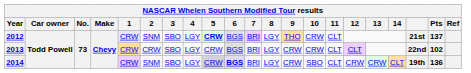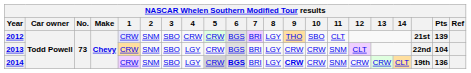(192, 36) LGY -> (193, 36) CRW
(213, 36) bold -> (215, 36) normal
(315, 36) CRW -> (316, 36) SBO
(436, 36) 137 -> (441, 36) 139
(151, 49) CRW -> (151, 49) SNM
(335, 49) CLT -> (338, 49) SNM
(436, 49) 102 -> (441, 49) 104
(292, 62) normal -> (294, 62) bold
(315, 62) SBO -> (316, 62) CRW
(335, 62) CLT -> (338, 62) SNM
